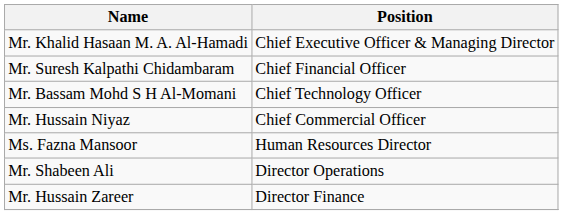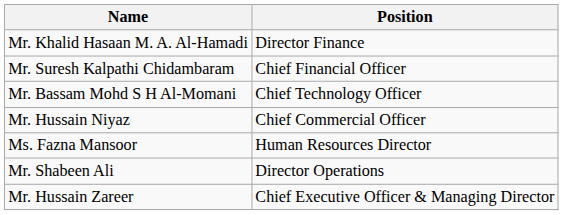(405, 42) Chief Executive Officer & Managing Director -> (310, 42) Director Finance
(310, 196) Director Finance -> (405, 196) Chief Executive Officer & Managing Director
